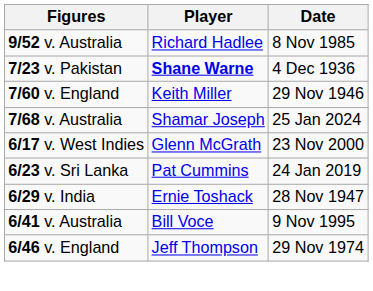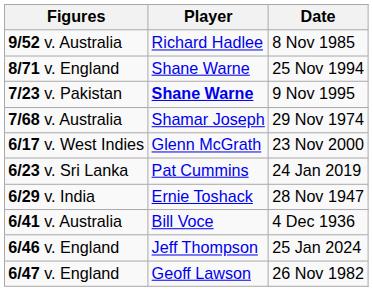+ row: (64, 68)
(314, 68) 4 Dec 1936 -> (314, 94) 9 Nov 1995
- row: (64, 94)
(317, 119) 25 Jan 2024 -> (318, 119) 29 Nov 1974
(314, 222) 9 Nov 1995 -> (314, 222) 4 Dec 1936
(318, 247) 29 Nov 1974 -> (317, 247) 25 Jan 2024
+ row: (64, 273)
